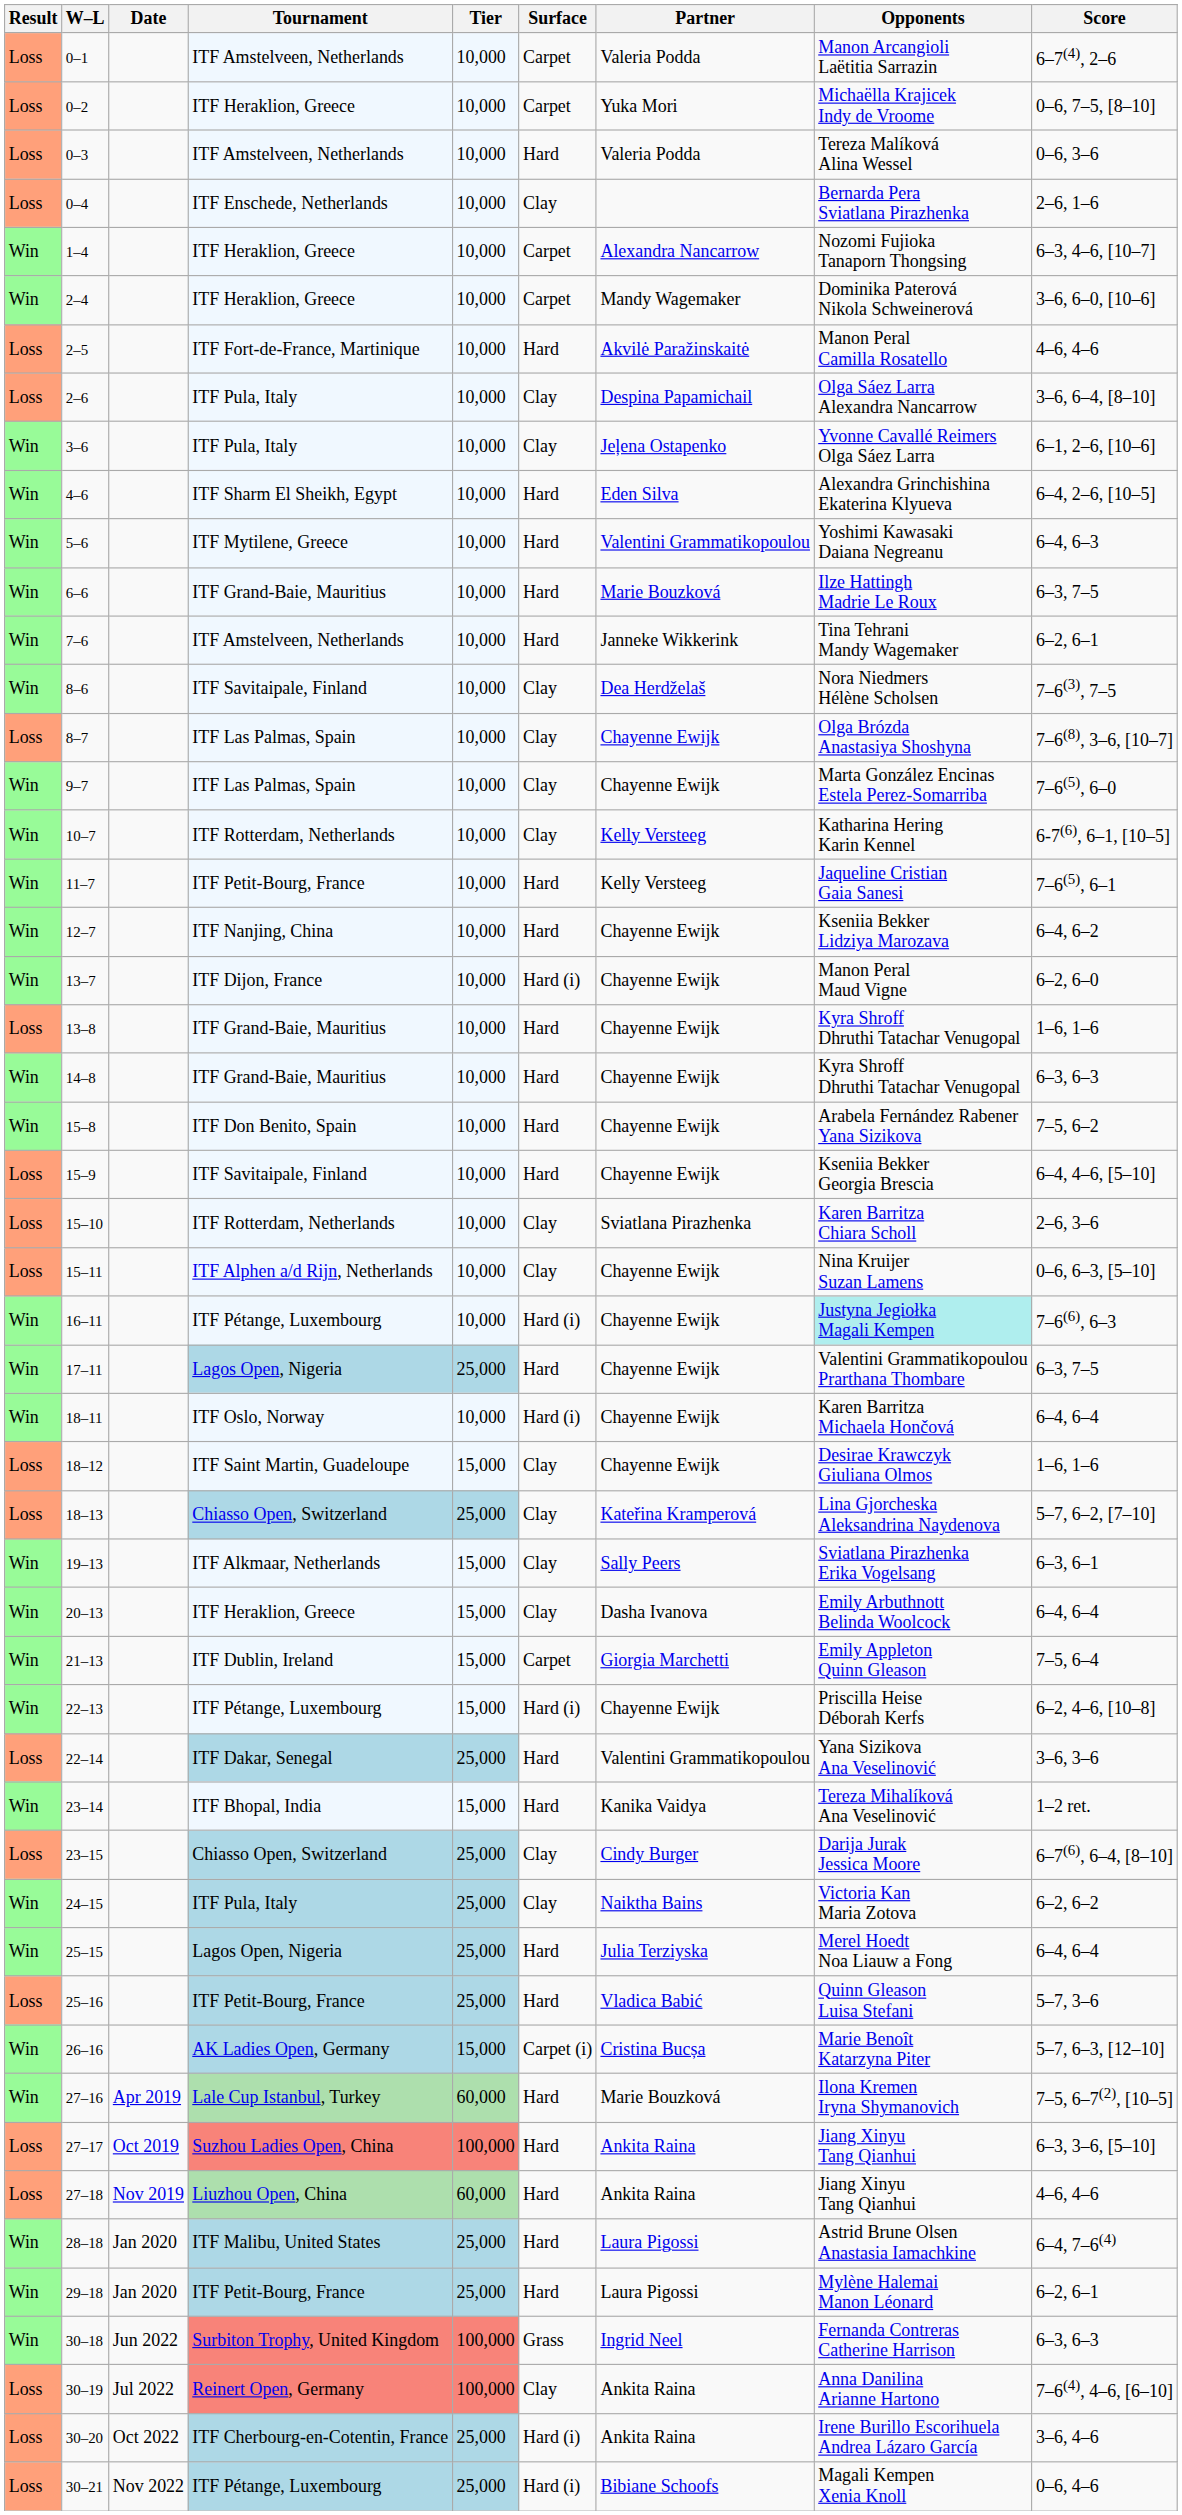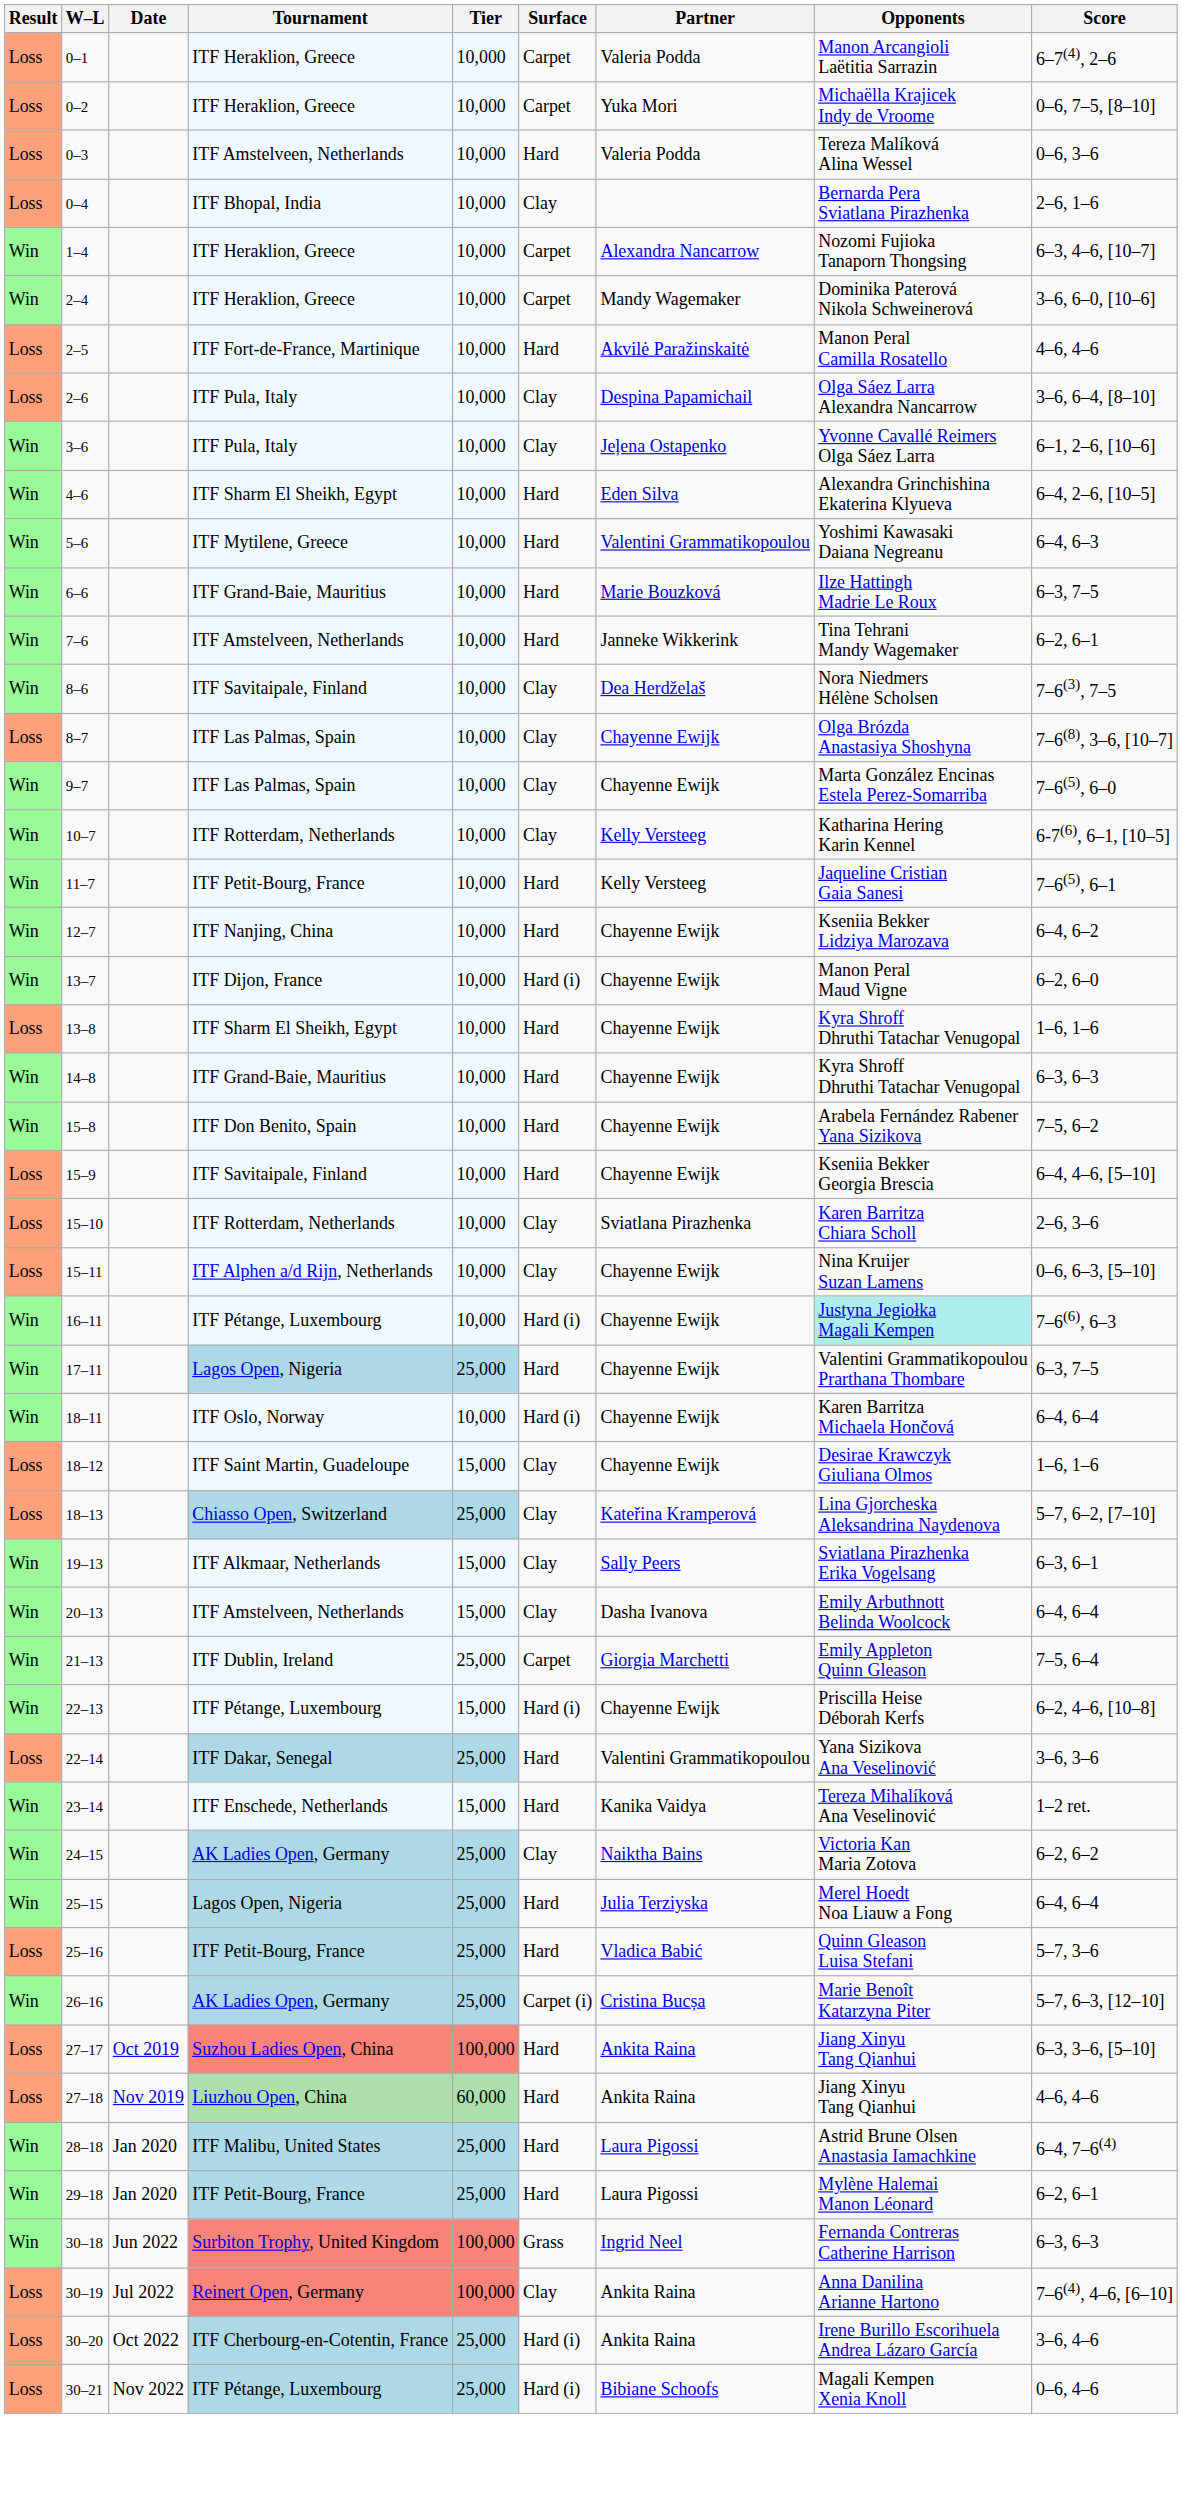(298, 57) ITF Amstelveen, Netherlands -> (274, 57) ITF Heraklion, Greece
(290, 202) ITF Enschede, Netherlands -> (257, 202) ITF Bhopal, India
(289, 1028) ITF Grand-Baie, Mauritius -> (295, 1028) ITF Sharm El Sheikh, Egypt
(274, 1611) ITF Heraklion, Greece -> (298, 1611) ITF Amstelveen, Netherlands
(481, 1660) 15,000 -> (481, 1660) 25,000
(257, 1806) ITF Bhopal, India -> (290, 1806) ITF Enschede, Netherlands
- row: (84, 1855)
(245, 1903) ITF Pula, Italy -> (291, 1854) AK Ladies Open, Germany
(481, 2048) 15,000 -> (481, 2000) 25,000
- row: (84, 2098)
